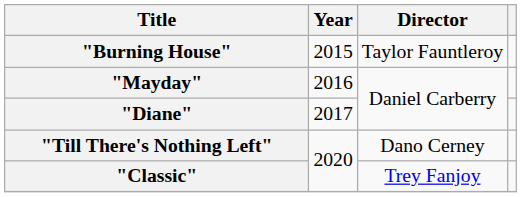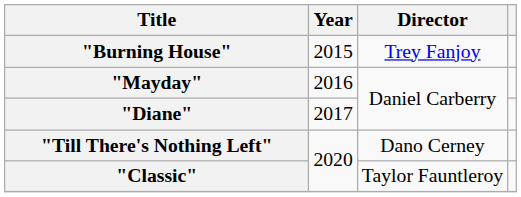(432, 51) Taylor Fauntleroy -> (432, 51) Trey Fanjoy
(432, 176) Trey Fanjoy -> (432, 176) Taylor Fauntleroy
